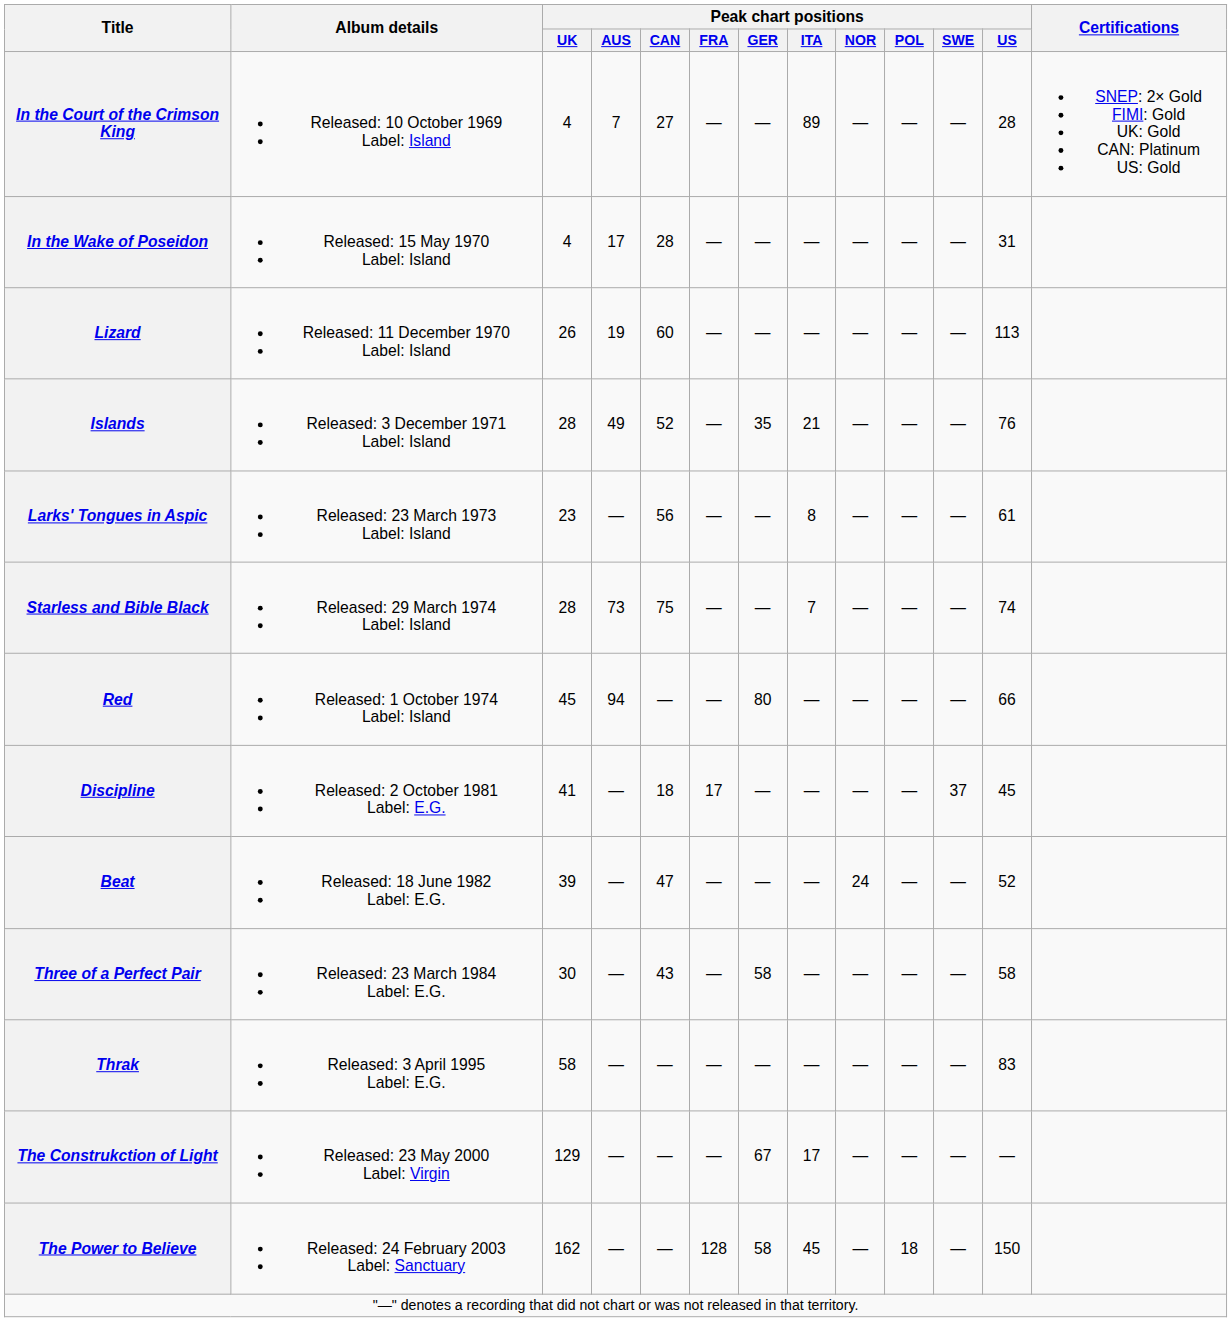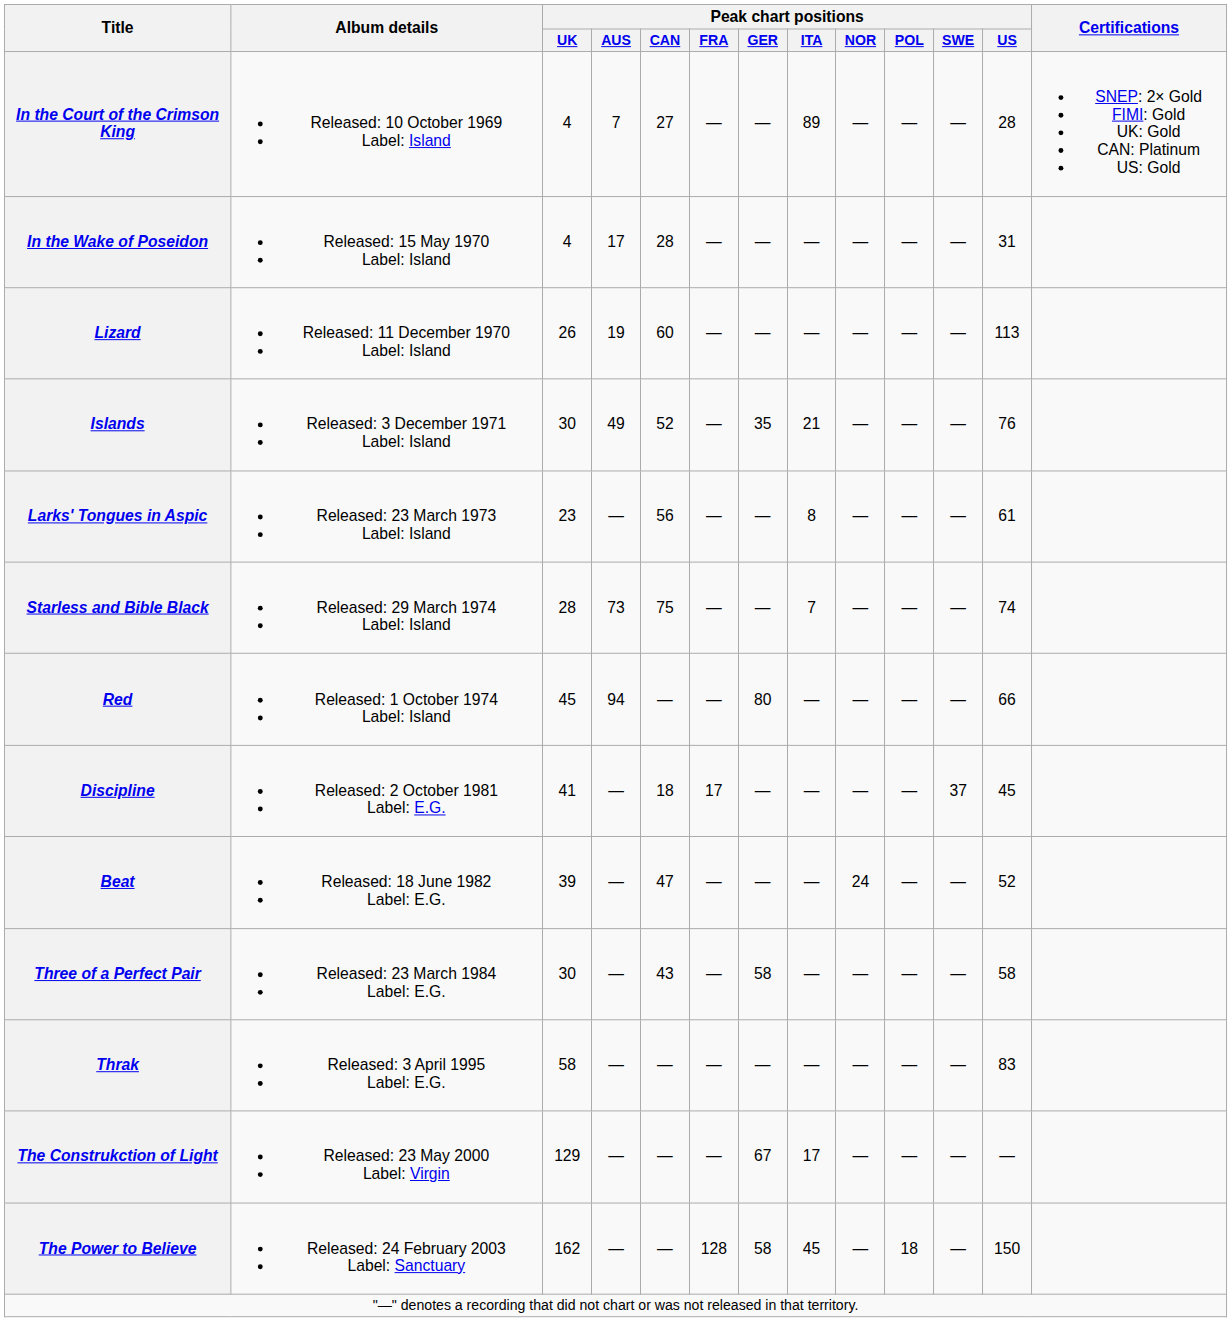(567, 424) 28 -> (567, 424) 30
